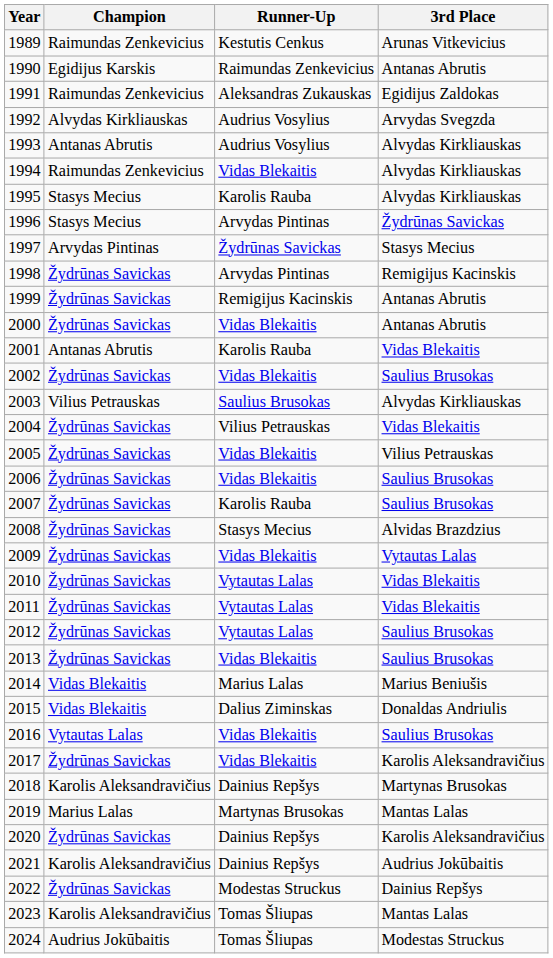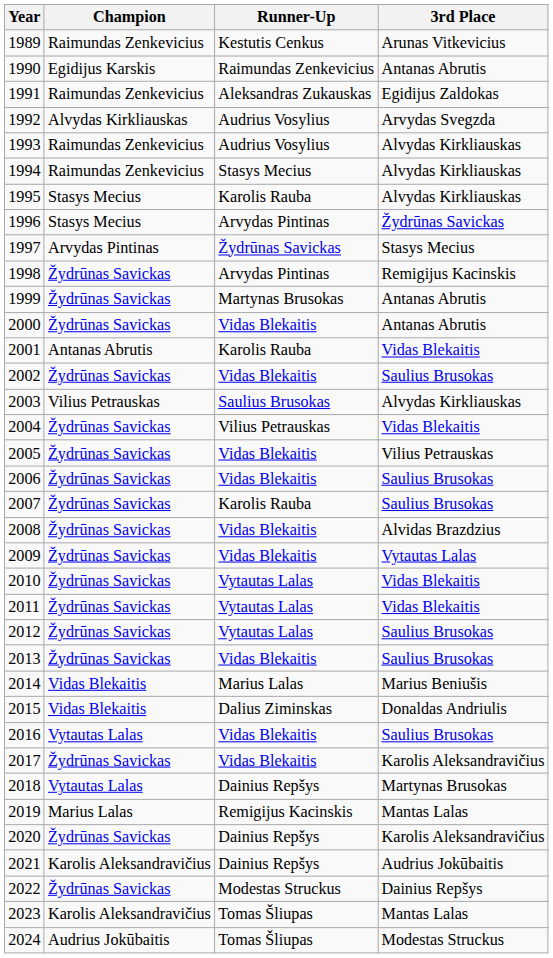(100, 145) Antanas Abrutis -> (126, 145) Raimundas Zenkevicius
(267, 171) Vidas Blekaitis -> (265, 171) Stasys Mecius
(285, 299) Remigijus Kacinskis -> (281, 299) Martynas Brusokas
(265, 529) Stasys Mecius -> (267, 529) Vidas Blekaitis
(129, 786) Karolis Aleksandravičius -> (95, 786) Vytautas Lalas
(281, 811) Martynas Brusokas -> (285, 811) Remigijus Kacinskis
